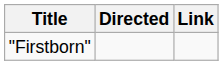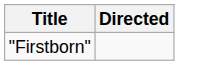- column: (196, 19)
